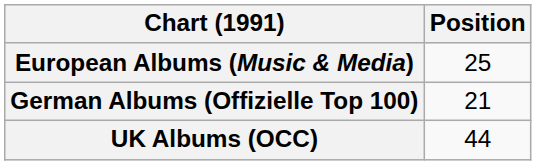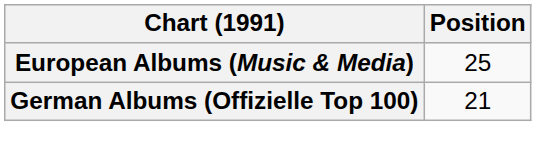- row: (214, 139)
